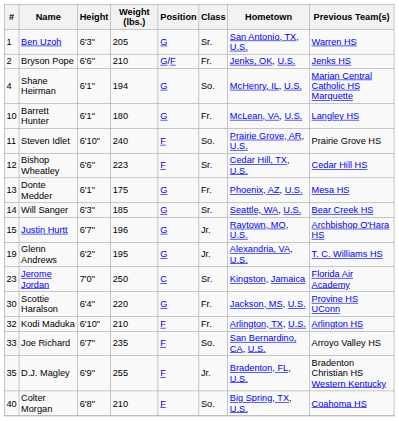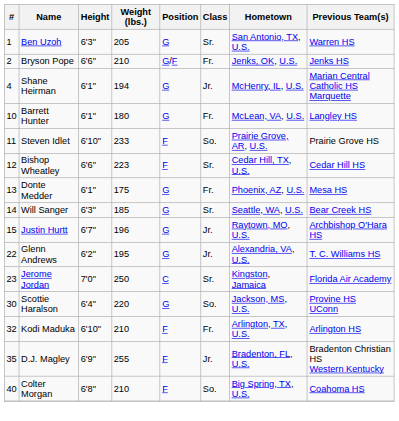(208, 86) So. -> (208, 86) Jr.
(120, 141) 240 -> (121, 141) 233
(12, 255) 19 -> (12, 255) 22
(206, 304) Fr. -> (210, 304) So.
- row: (46, 344)
